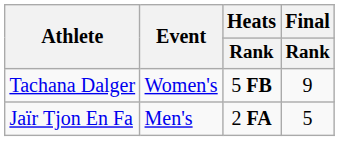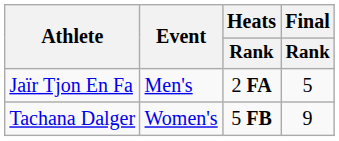rows swapped: (71, 118) <-> (72, 85)
